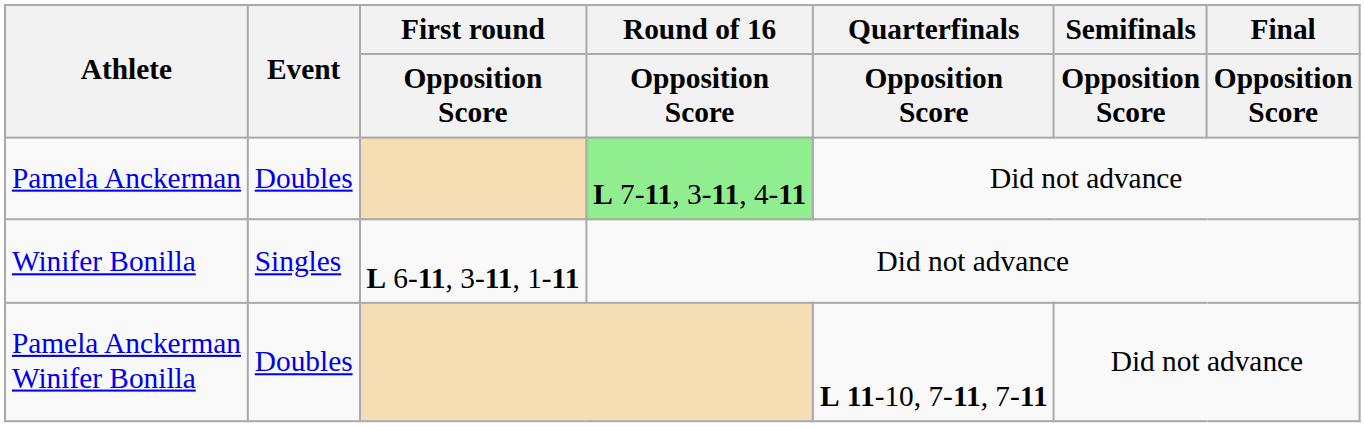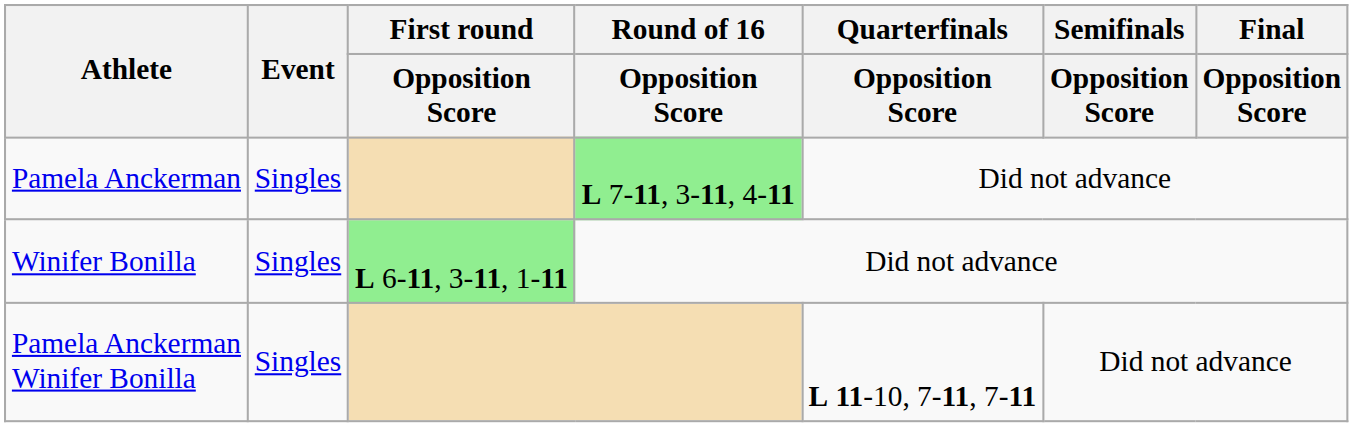(304, 178) Doubles -> (298, 178) Singles
(473, 278) no background -> (462, 278) lightgreen background
(304, 361) Doubles -> (298, 361) Singles
